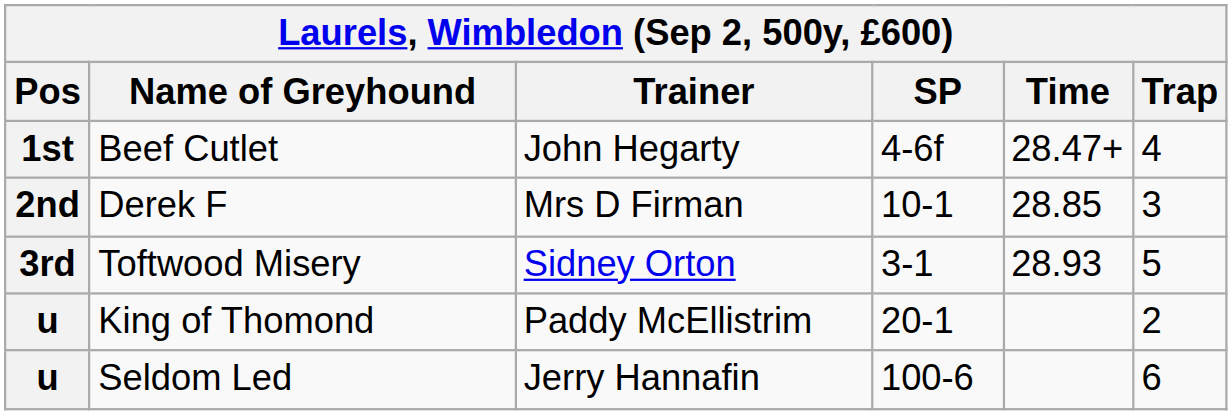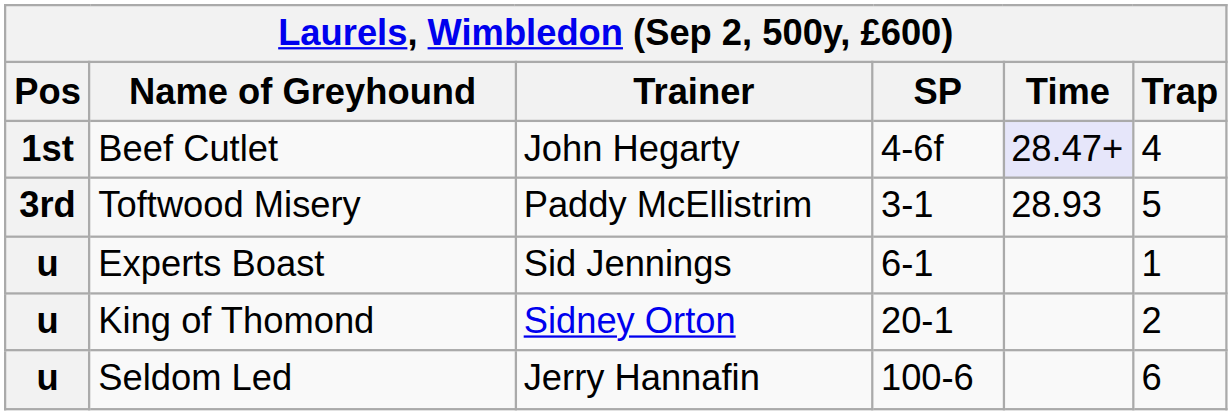(1067, 148) no background -> (1067, 148) lavender background
- row: (163, 206)
(630, 263) Sidney Orton -> (668, 206) Paddy McEllistrim
+ row: (211, 263)
(668, 321) Paddy McEllistrim -> (630, 321) Sidney Orton
